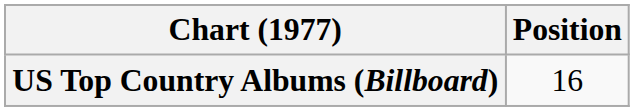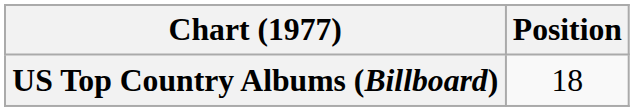(567, 79) 16 -> (567, 79) 18
